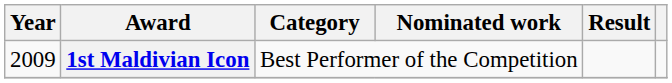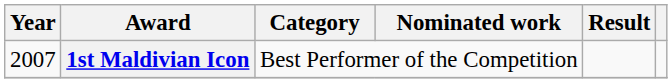(33, 58) 2009 -> (33, 58) 2007
